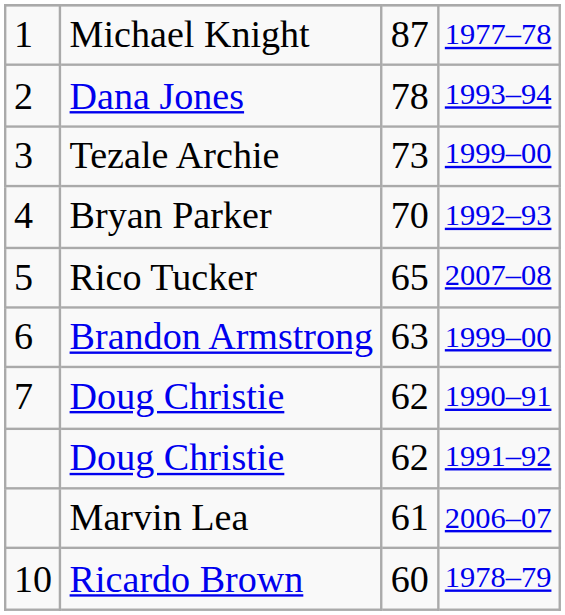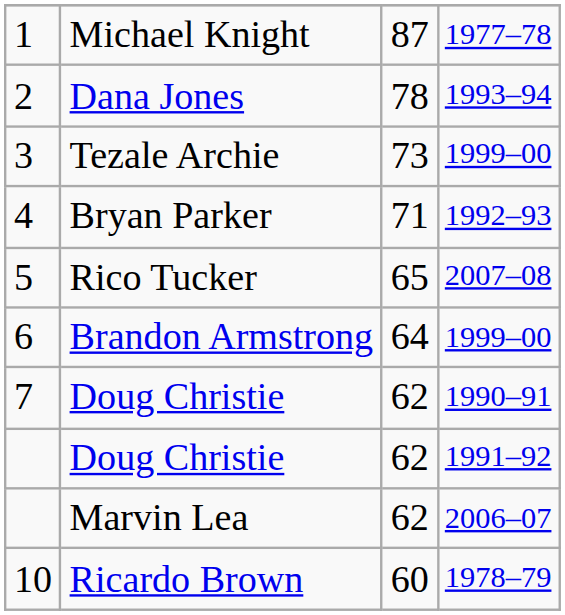(410, 215) 70 -> (410, 215) 71
(410, 336) 63 -> (410, 336) 64
(410, 517) 61 -> (410, 517) 62
